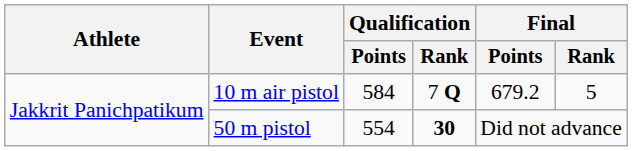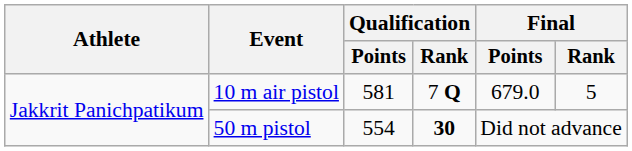(379, 92) 584 -> (379, 92) 581
(515, 92) 679.2 -> (515, 92) 679.0
